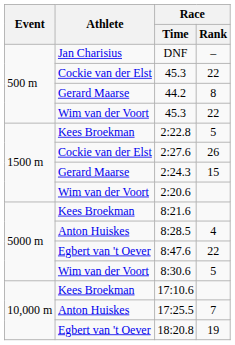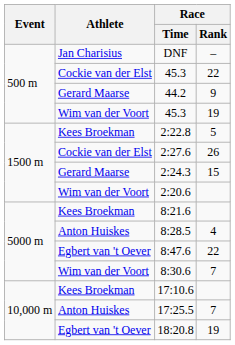(213, 93) 8 -> (213, 93) 9
(213, 113) 22 -> (213, 113) 19
(213, 271) 5 -> (213, 271) 7
